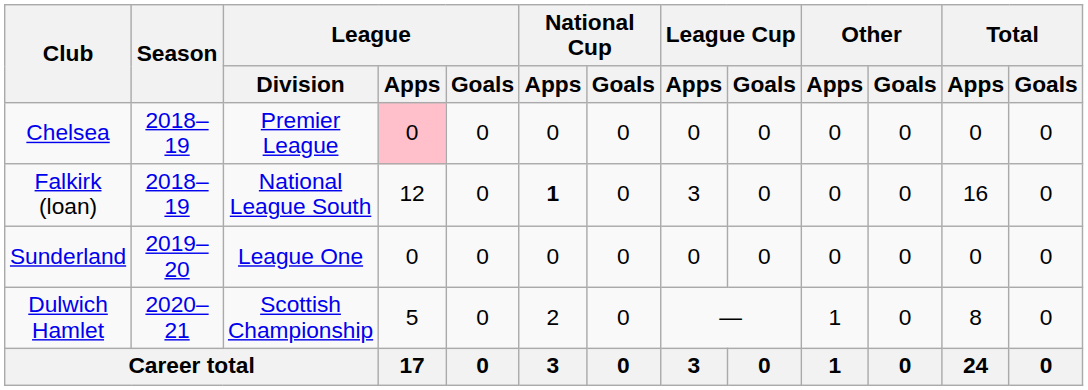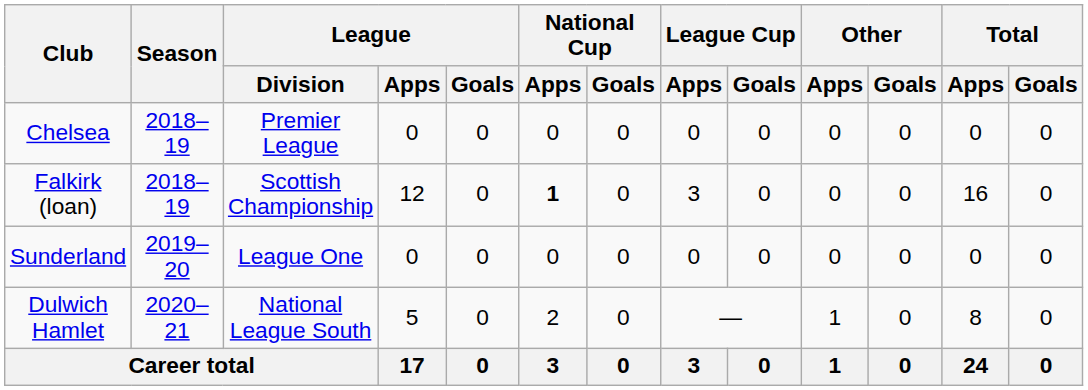(412, 132) pink background -> (412, 132) no background
(301, 194) National League South -> (301, 194) Scottish Championship
(301, 317) Scottish Championship -> (301, 317) National League South
